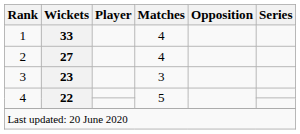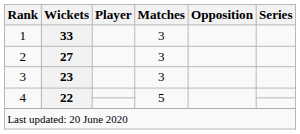(161, 35) 4 -> (161, 35) 3
(161, 56) 4 -> (161, 56) 3
